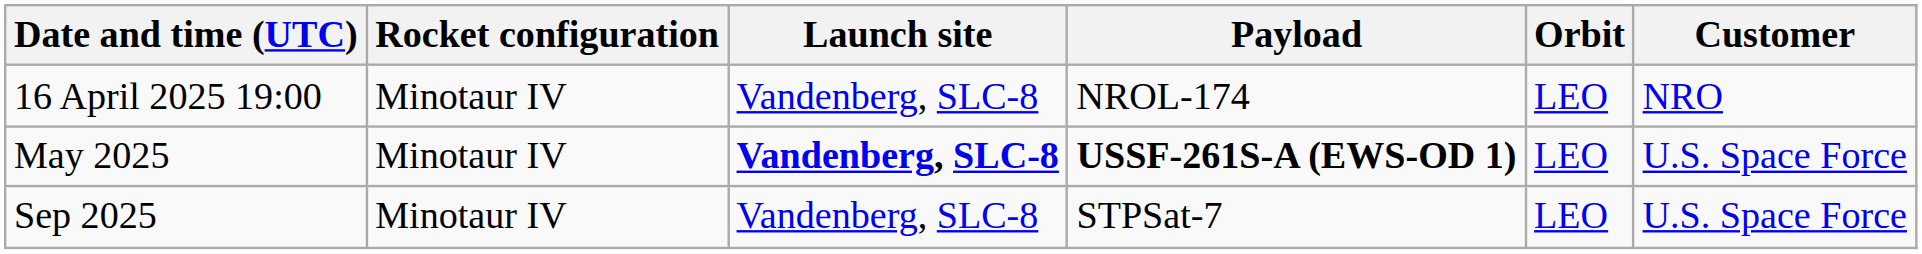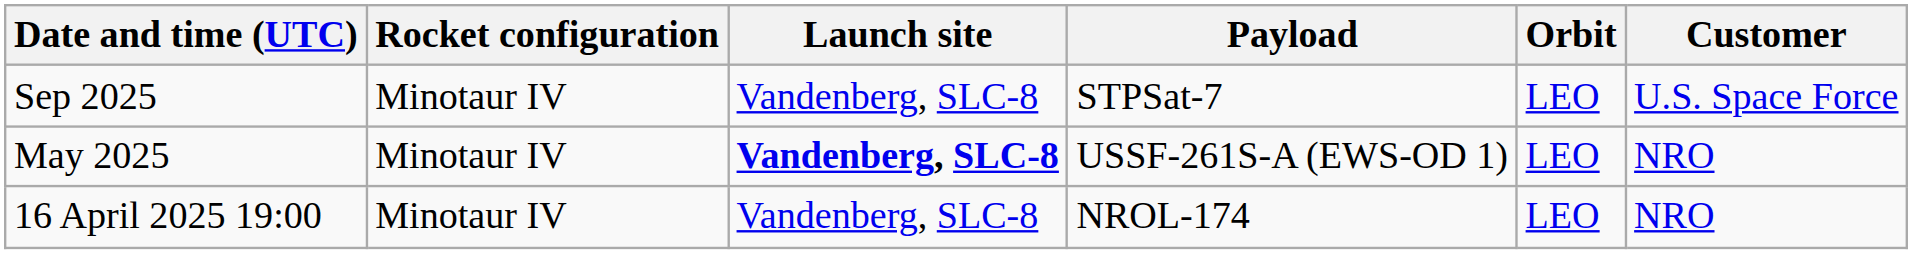rows swapped: (168, 95) <-> (85, 215)
(1296, 155) bold -> (1292, 155) normal
(1775, 155) U.S. Space Force -> (1674, 155) NRO
